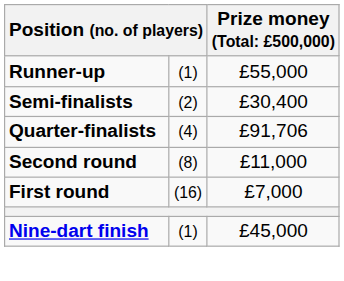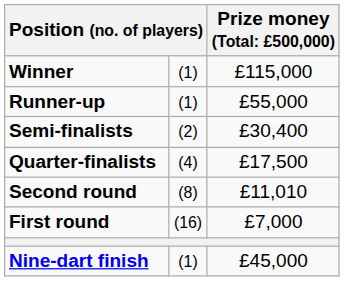+ row: (41, 71)
(273, 131) £91,706 -> (273, 161) £17,500
(273, 161) £11,000 -> (273, 191) £11,010
